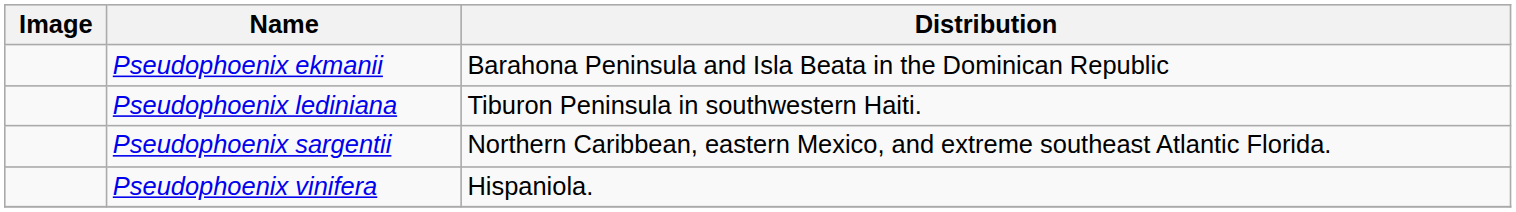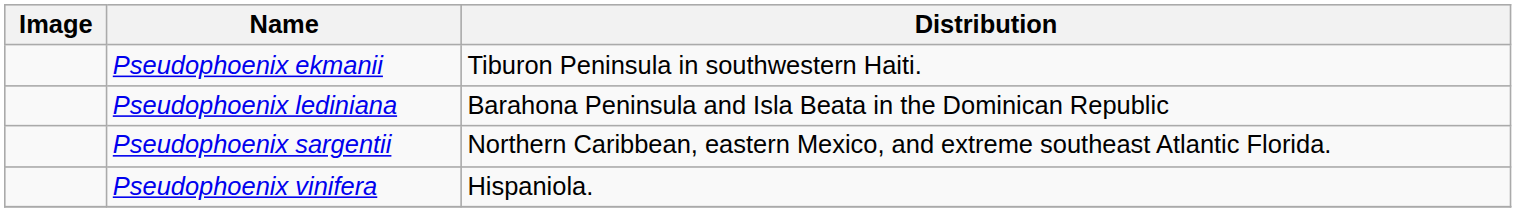(818, 65) Barahona Peninsula and Isla Beata in the Dominican Republic -> (695, 65) Tiburon Peninsula in southwestern Haiti.
(695, 105) Tiburon Peninsula in southwestern Haiti. -> (818, 105) Barahona Peninsula and Isla Beata in the Dominican Republic
